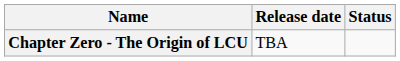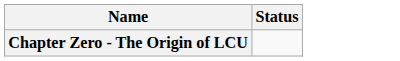- column: (298, 17)
